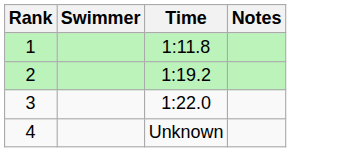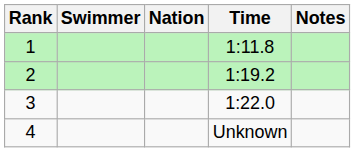+ column: (177, 18)
